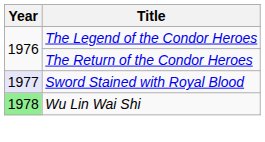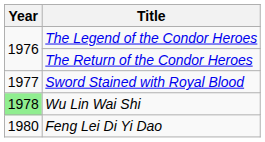(23, 82) lavender background -> (23, 82) no background
+ row: (104, 126)
